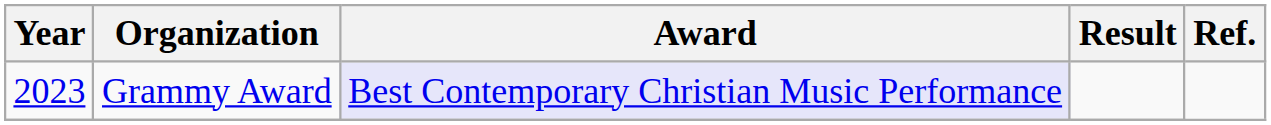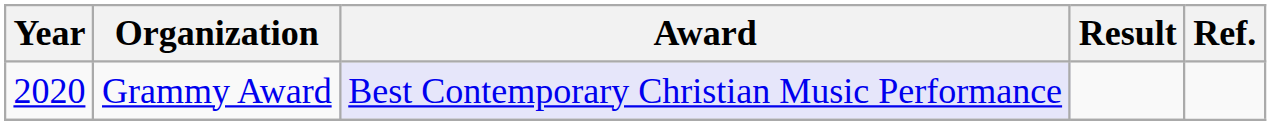(49, 90) 2023 -> (49, 90) 2020
